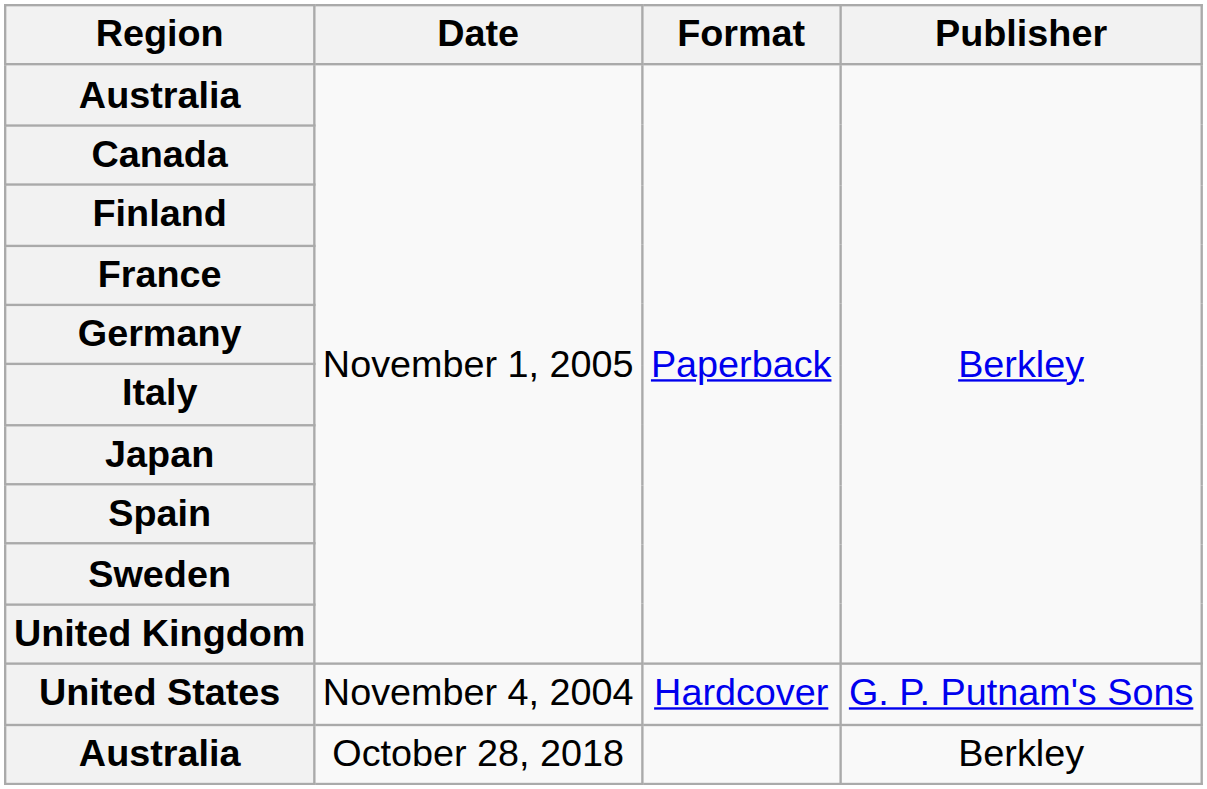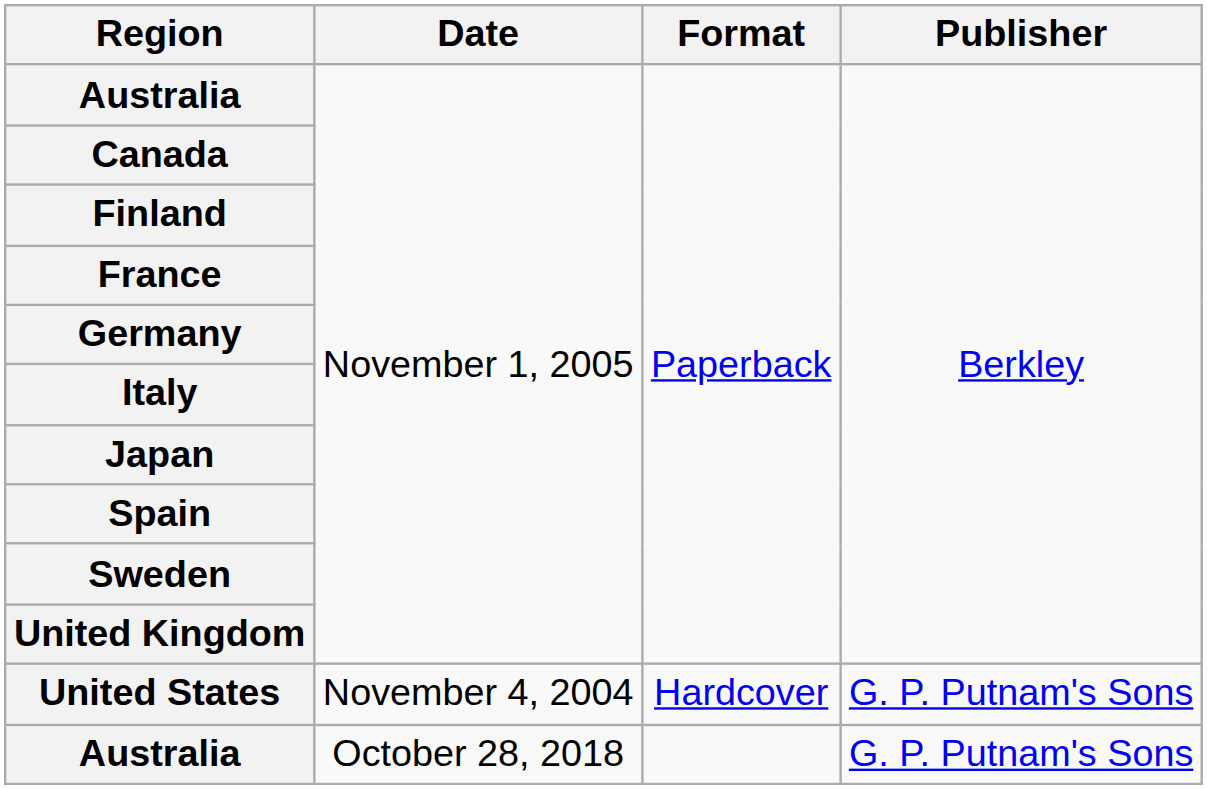(1021, 753) Berkley -> (1021, 753) G. P. Putnam's Sons
